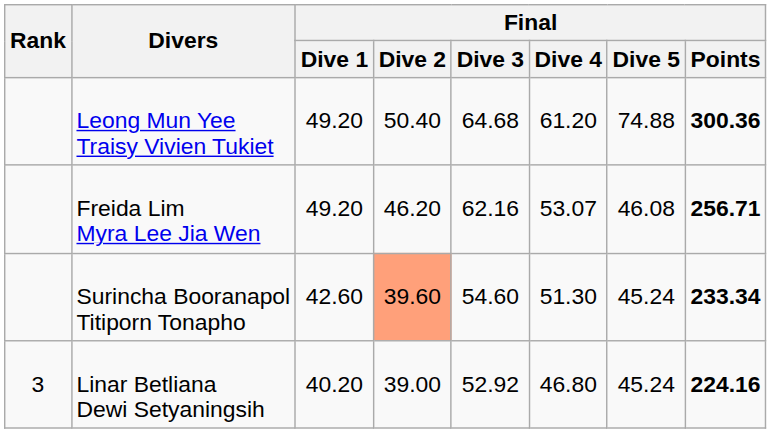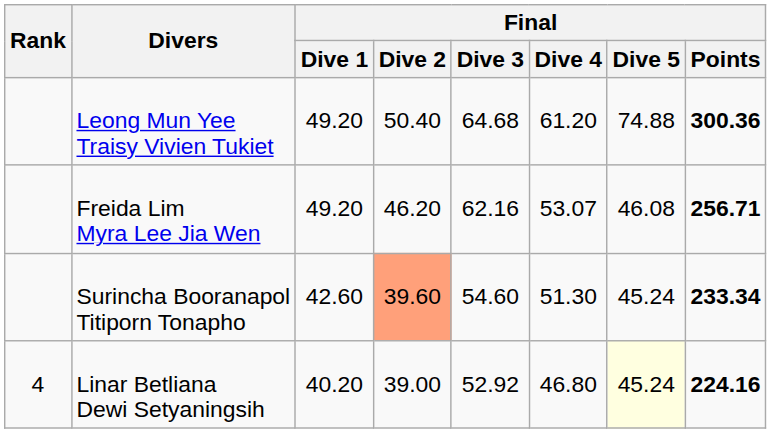(38, 384) 3 -> (38, 384) 4
(646, 384) no background -> (646, 384) lightyellow background
